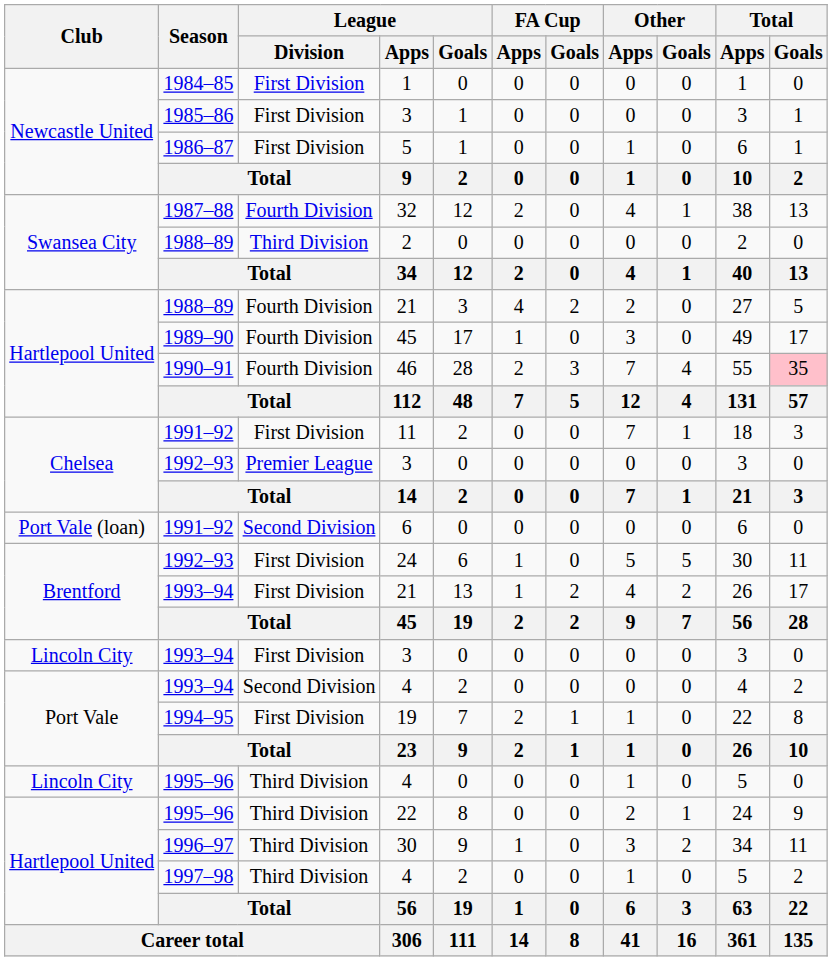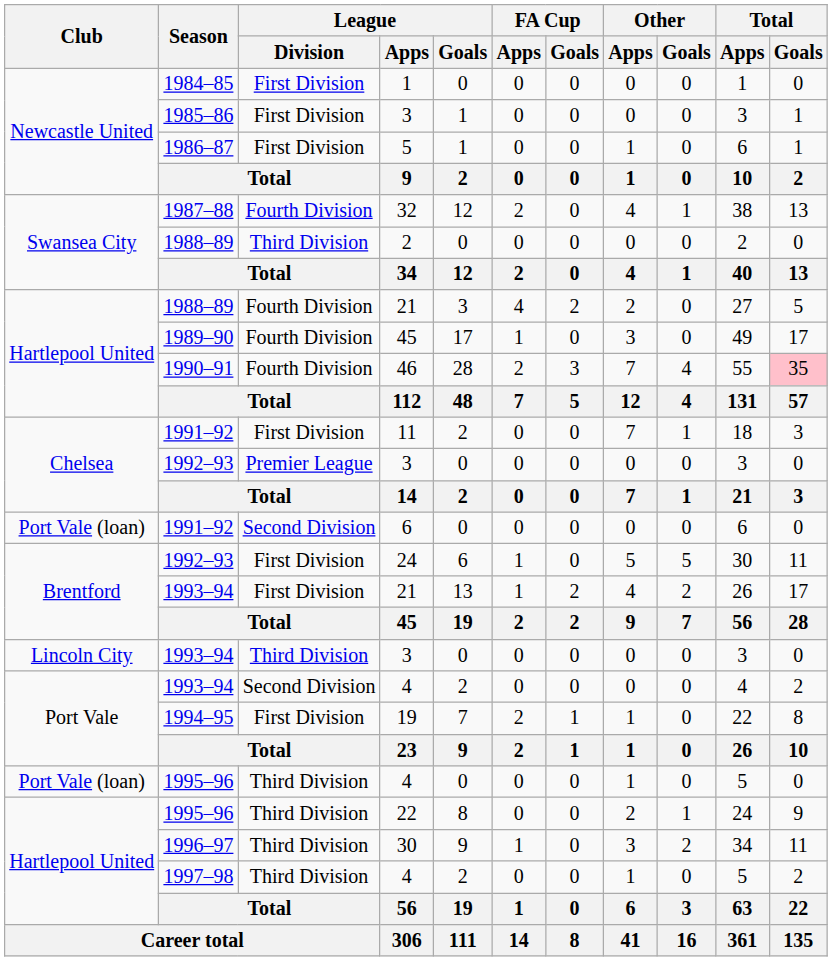(309, 654) First Division -> (309, 654) Third Division
(82, 781) Lincoln City -> (82, 781) Port Vale (loan)
